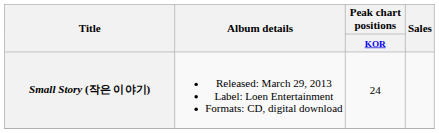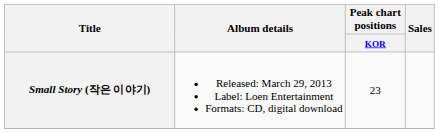(375, 90) 24 -> (375, 90) 23
